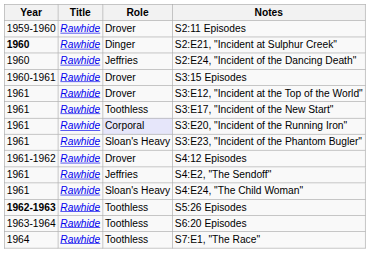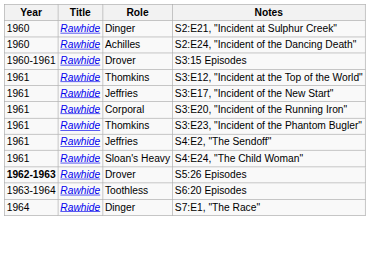- row: (210, 28)
(18, 45) bold -> (18, 28) normal
(121, 61) Jeffries -> (123, 45) Achilles
(120, 93) Drover -> (127, 77) Thomkins
(127, 110) Toothless -> (121, 93) Jeffries
(125, 126) lavender background -> (125, 110) no background
(138, 142) Sloan's Heavy -> (127, 126) Thomkins
- row: (211, 158)
(127, 207) Toothless -> (120, 175) Drover
(127, 239) Toothless -> (120, 207) Dinger
